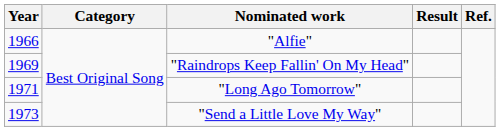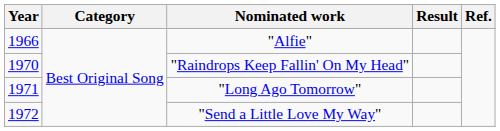(23, 65) 1969 -> (23, 65) 1970
(23, 114) 1973 -> (23, 114) 1972
